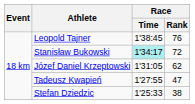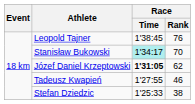(177, 52) 72 -> (178, 52) 70
(148, 66) normal -> (149, 66) bold
(177, 80) 47 -> (178, 80) 46
